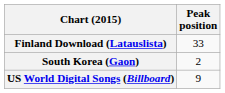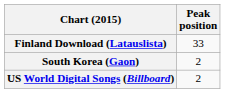(198, 79) 9 -> (198, 79) 2
